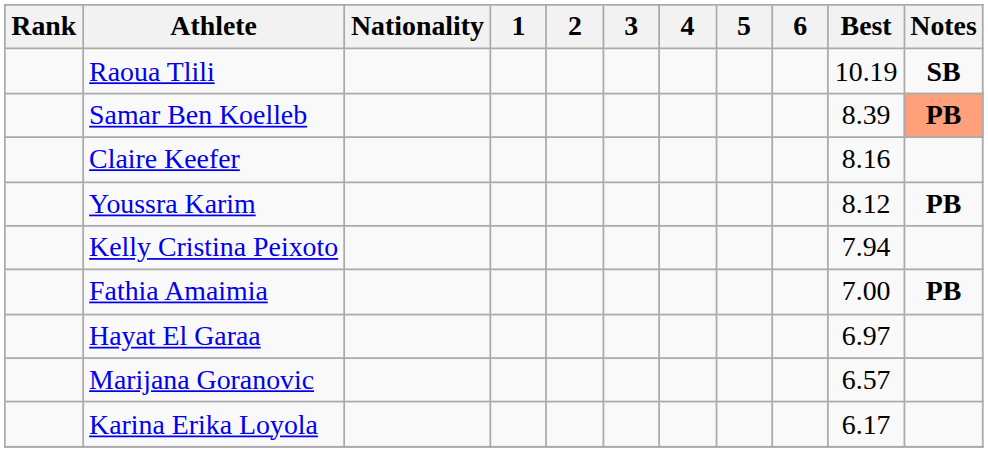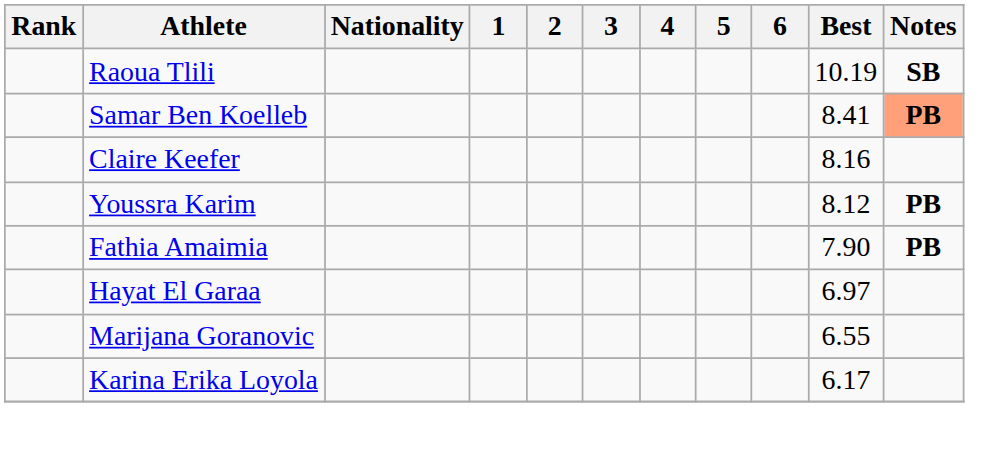(866, 114) 8.39 -> (846, 114) 8.41
- row: (214, 247)
(866, 291) 7.00 -> (846, 247) 7.90
(866, 379) 6.57 -> (846, 335) 6.55
